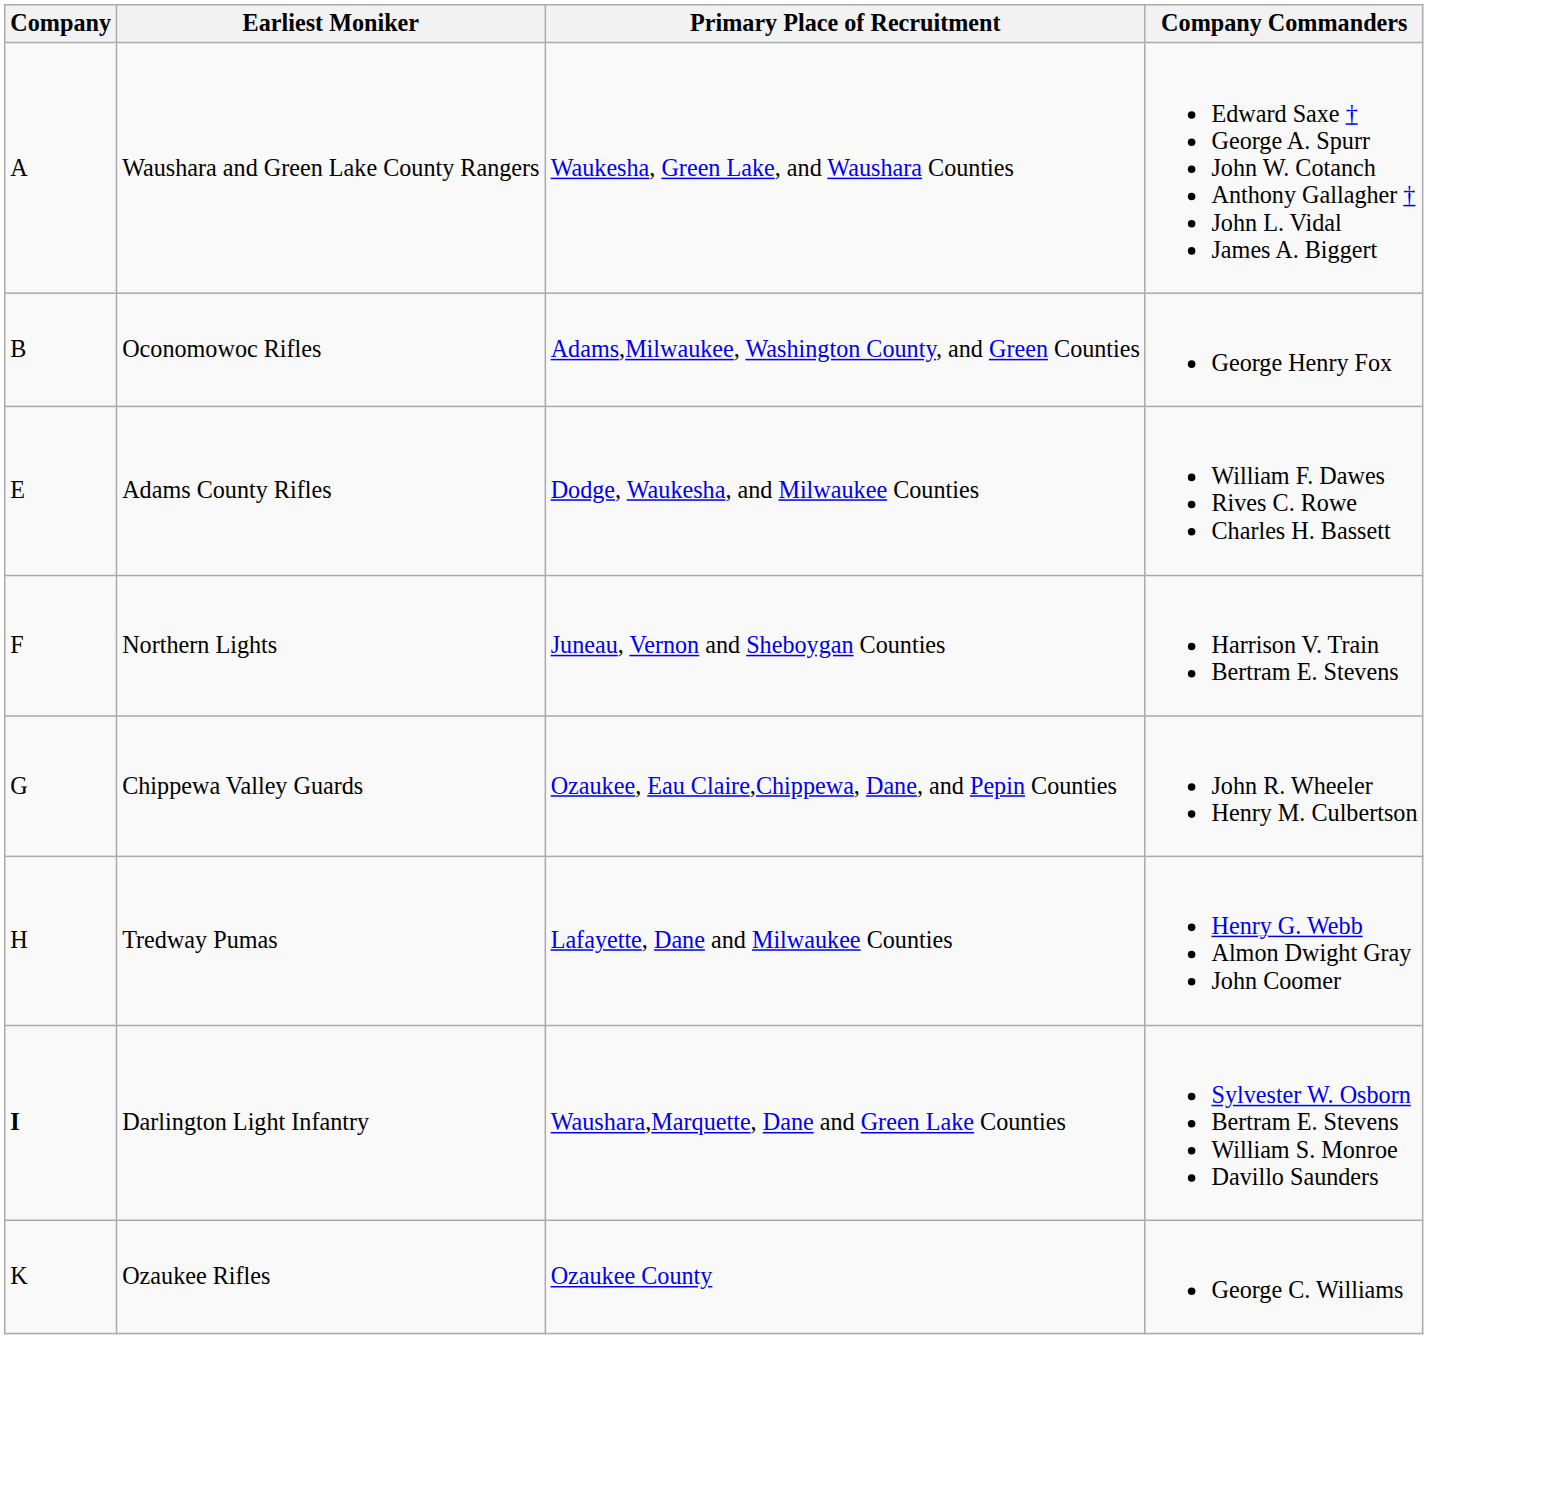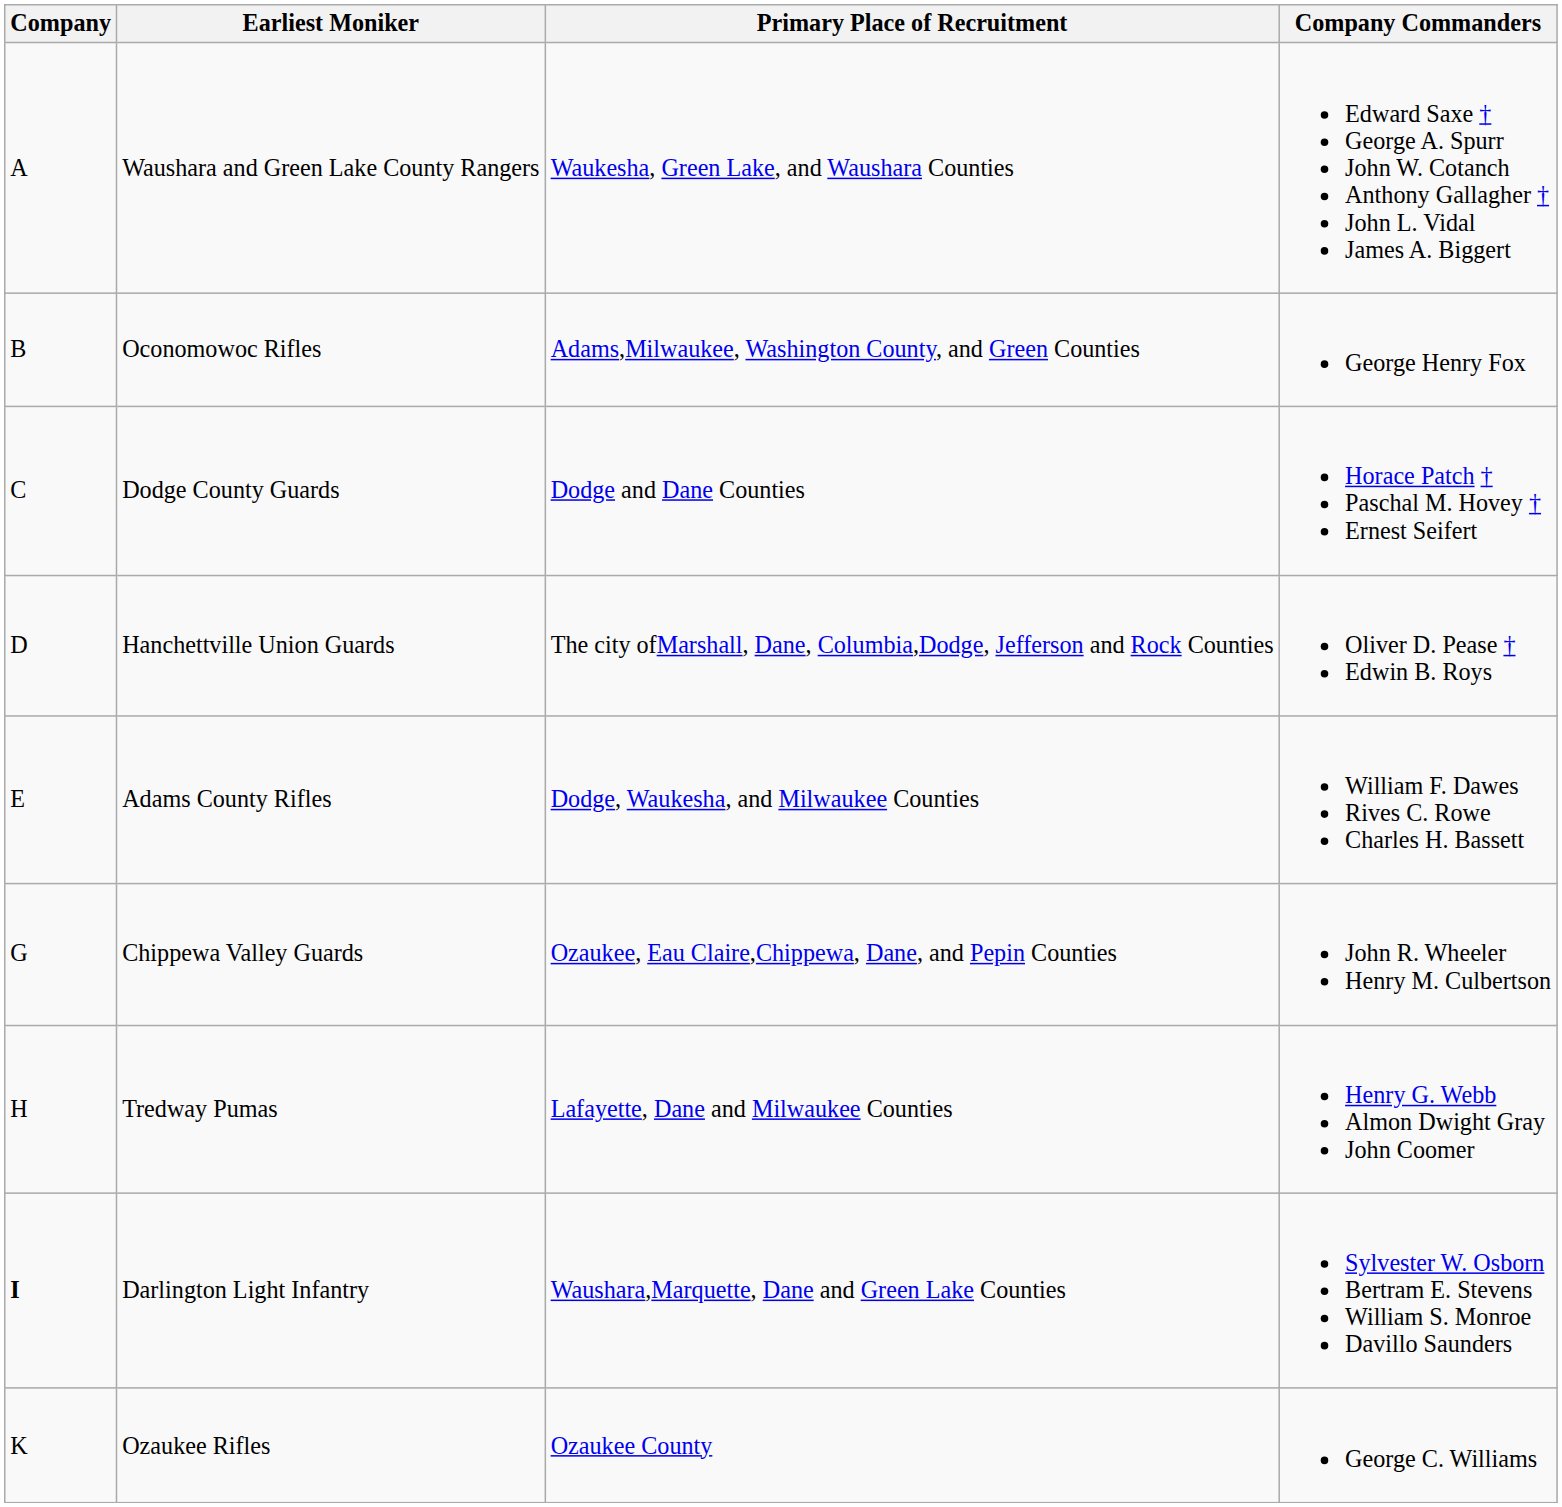+ row: (231, 490)
+ row: (258, 645)
- row: (200, 645)
